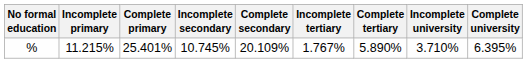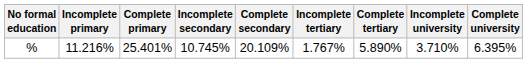(90, 48) 11.215% -> (90, 48) 11.216%
